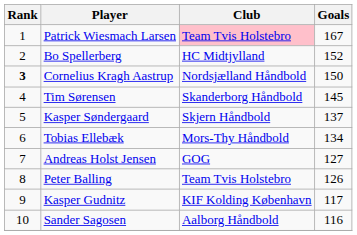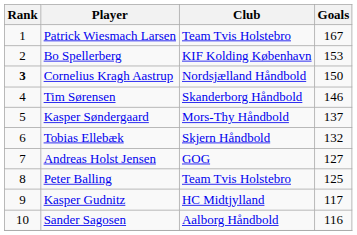(236, 35) pink background -> (236, 35) no background
(223, 55) HC Midtjylland -> (247, 55) KIF Kolding København
(333, 55) 152 -> (333, 55) 153
(333, 96) 145 -> (333, 96) 146
(226, 117) Skjern Håndbold -> (235, 117) Mors-Thy Håndbold
(235, 138) Mors-Thy Håndbold -> (226, 138) Skjern Håndbold
(333, 138) 134 -> (333, 138) 132
(333, 179) 126 -> (333, 179) 125
(247, 199) KIF Kolding København -> (223, 199) HC Midtjylland
